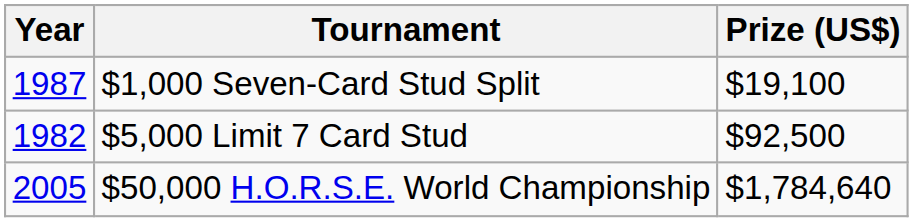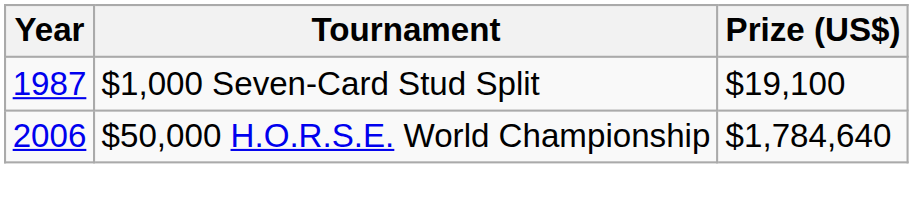- row: (285, 135)
(50, 188) 2005 -> (50, 135) 2006
